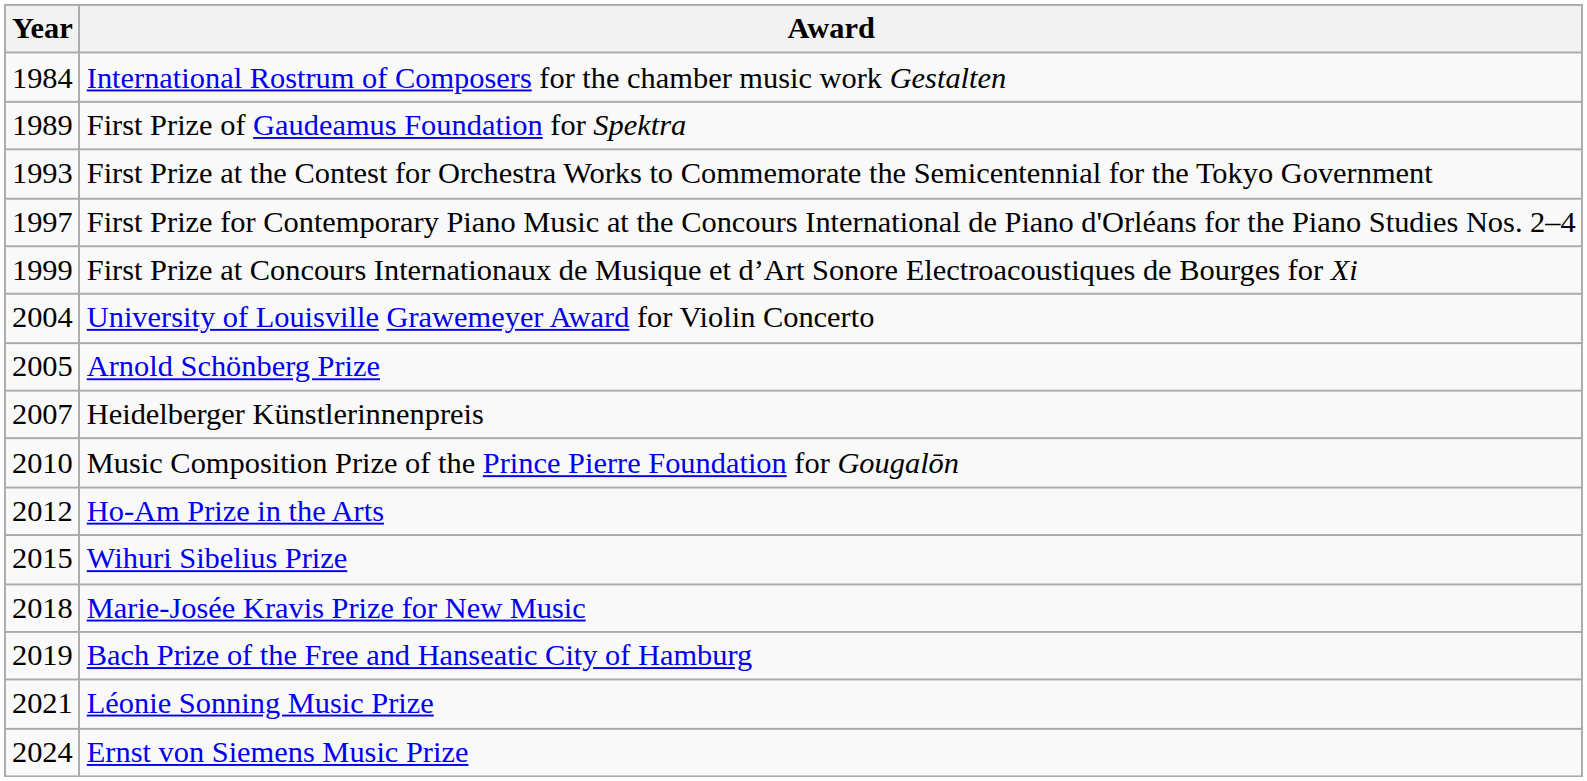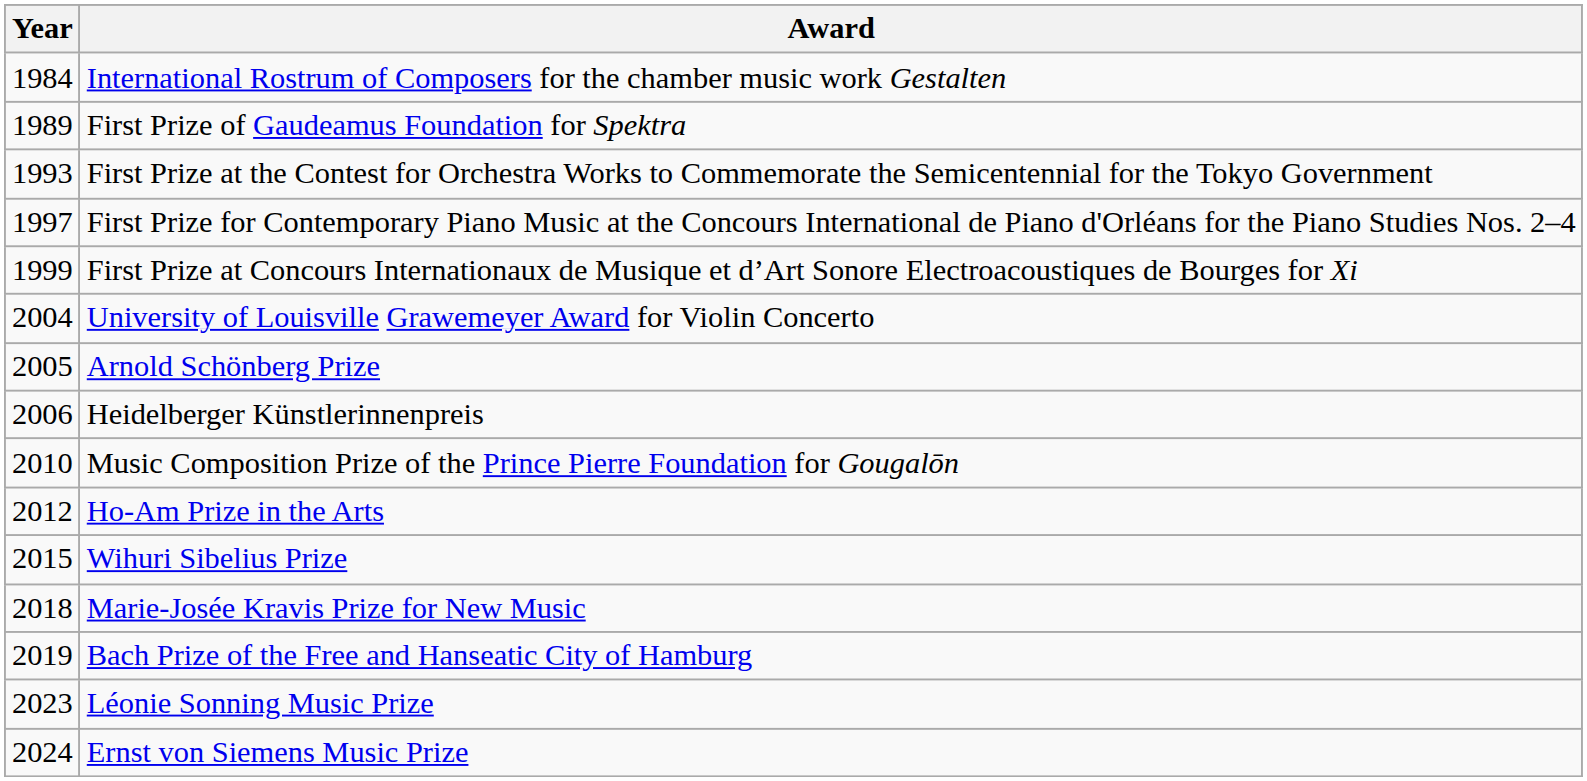(42, 414) 2007 -> (42, 414) 2006
(42, 703) 2021 -> (42, 703) 2023
